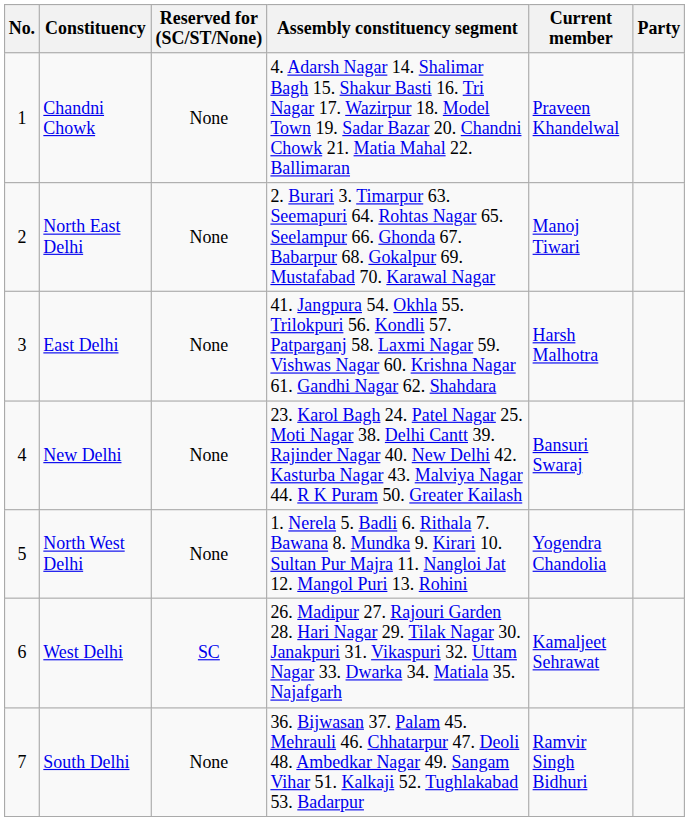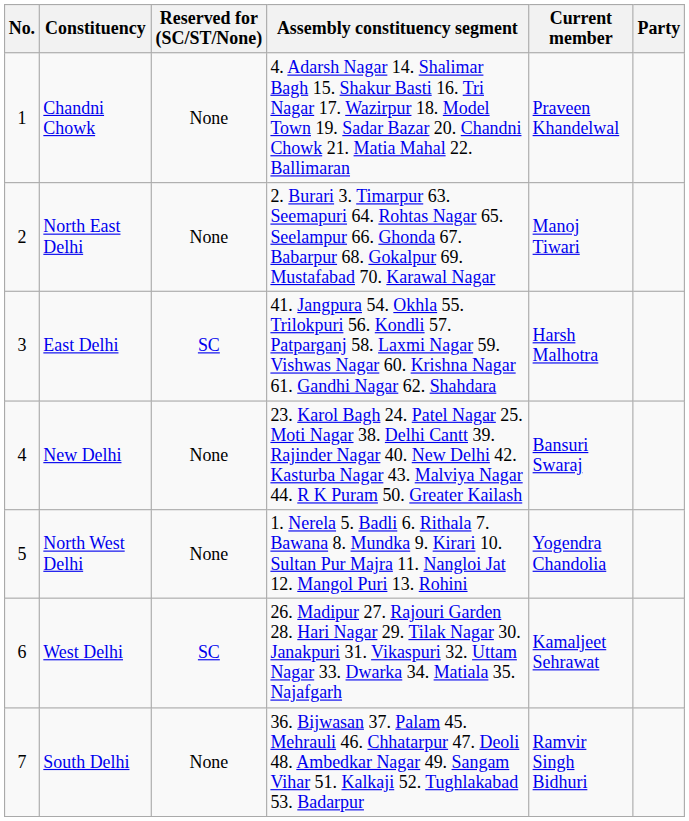(209, 345) None -> (209, 345) SC
